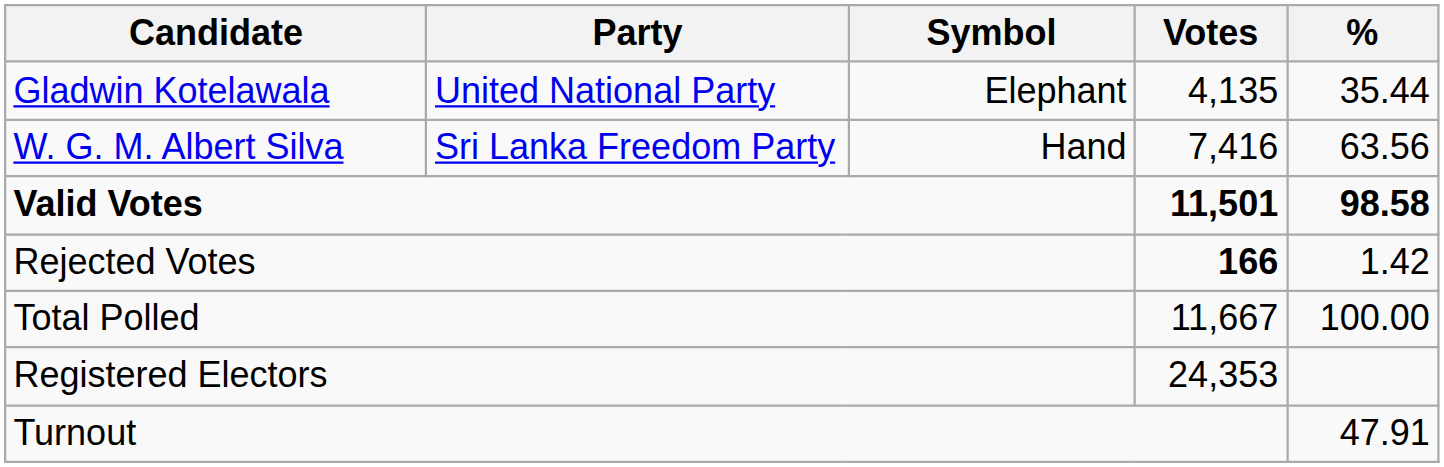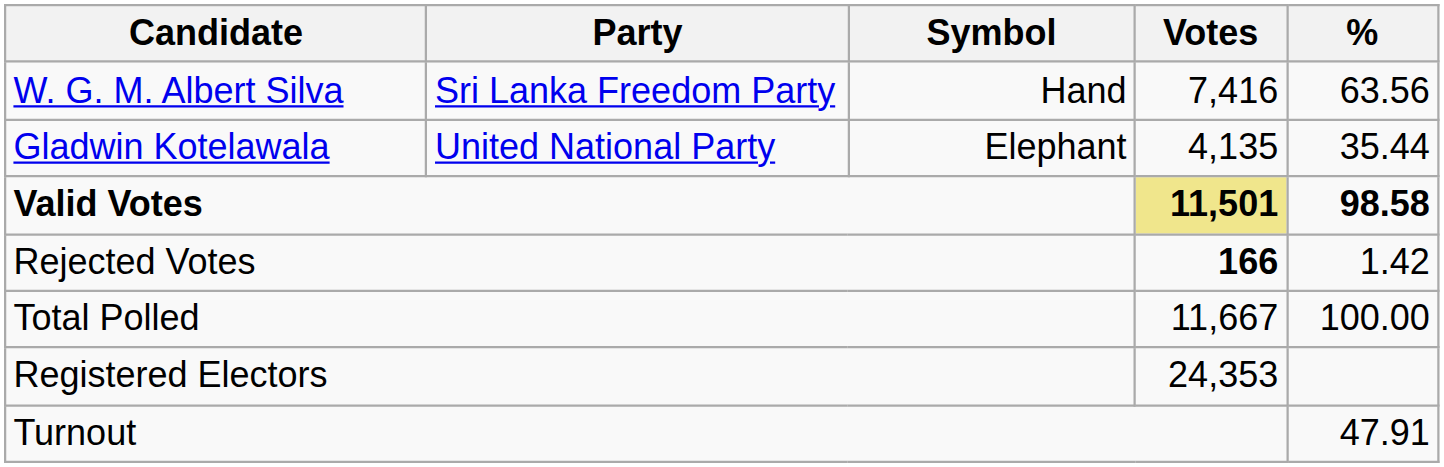rows swapped: (178, 147) <-> (172, 90)
(1224, 204) no background -> (1224, 204) khaki background
